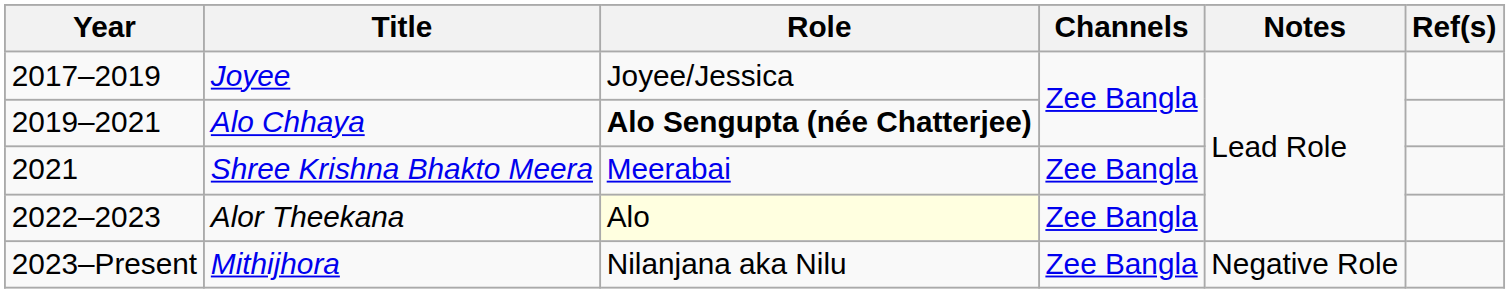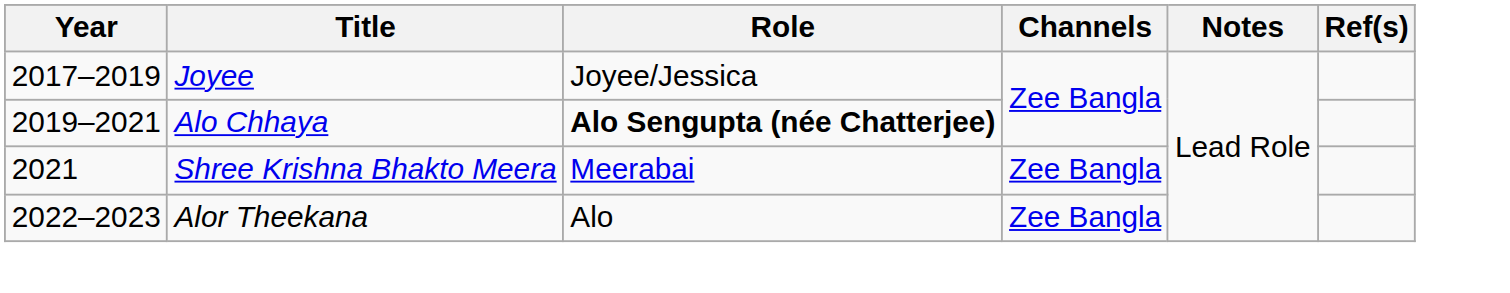(628, 216) lightyellow background -> (592, 216) no background
- row: (275, 264)
